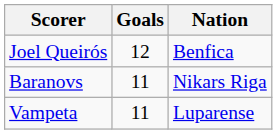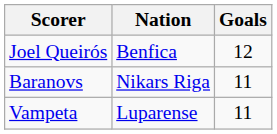columns swapped: (220, 19) <-> (140, 19)
